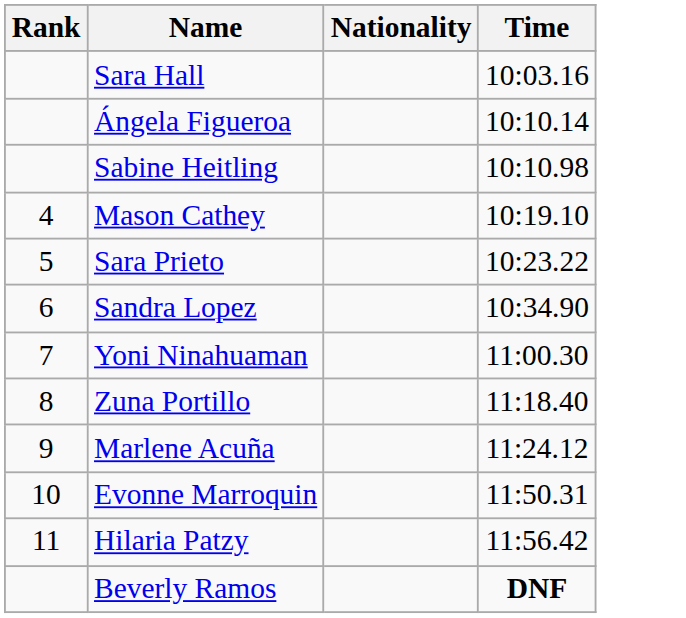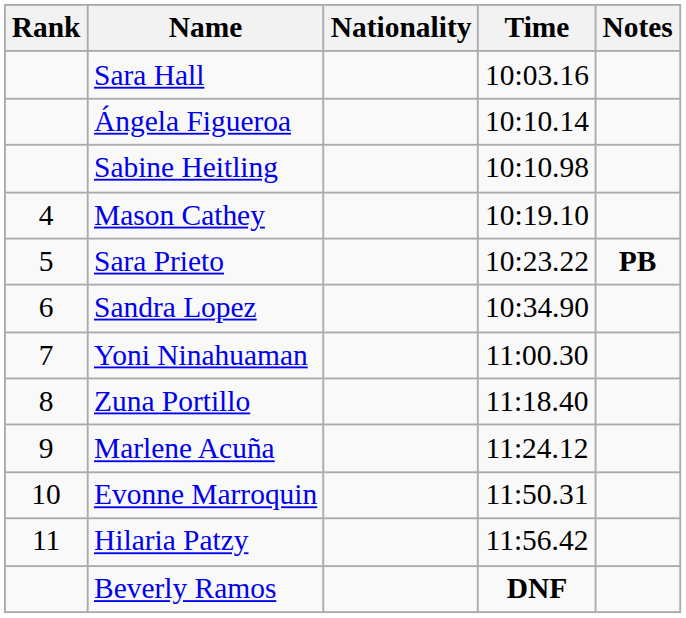+ column: (638, 27)
